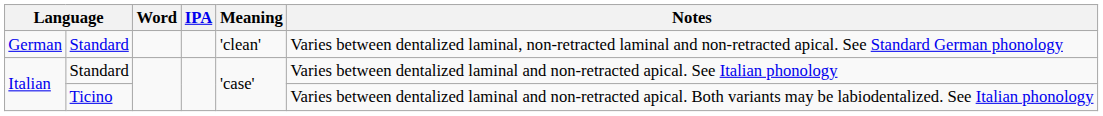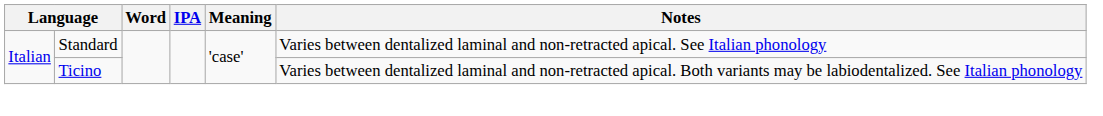- row: (35, 44)
